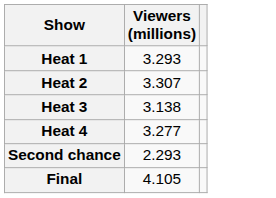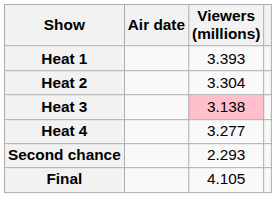+ column: (156, 25)
(162, 58) 3.293 -> (226, 58) 3.393
(162, 82) 3.307 -> (226, 82) 3.304
(162, 107) no background -> (226, 107) pink background
